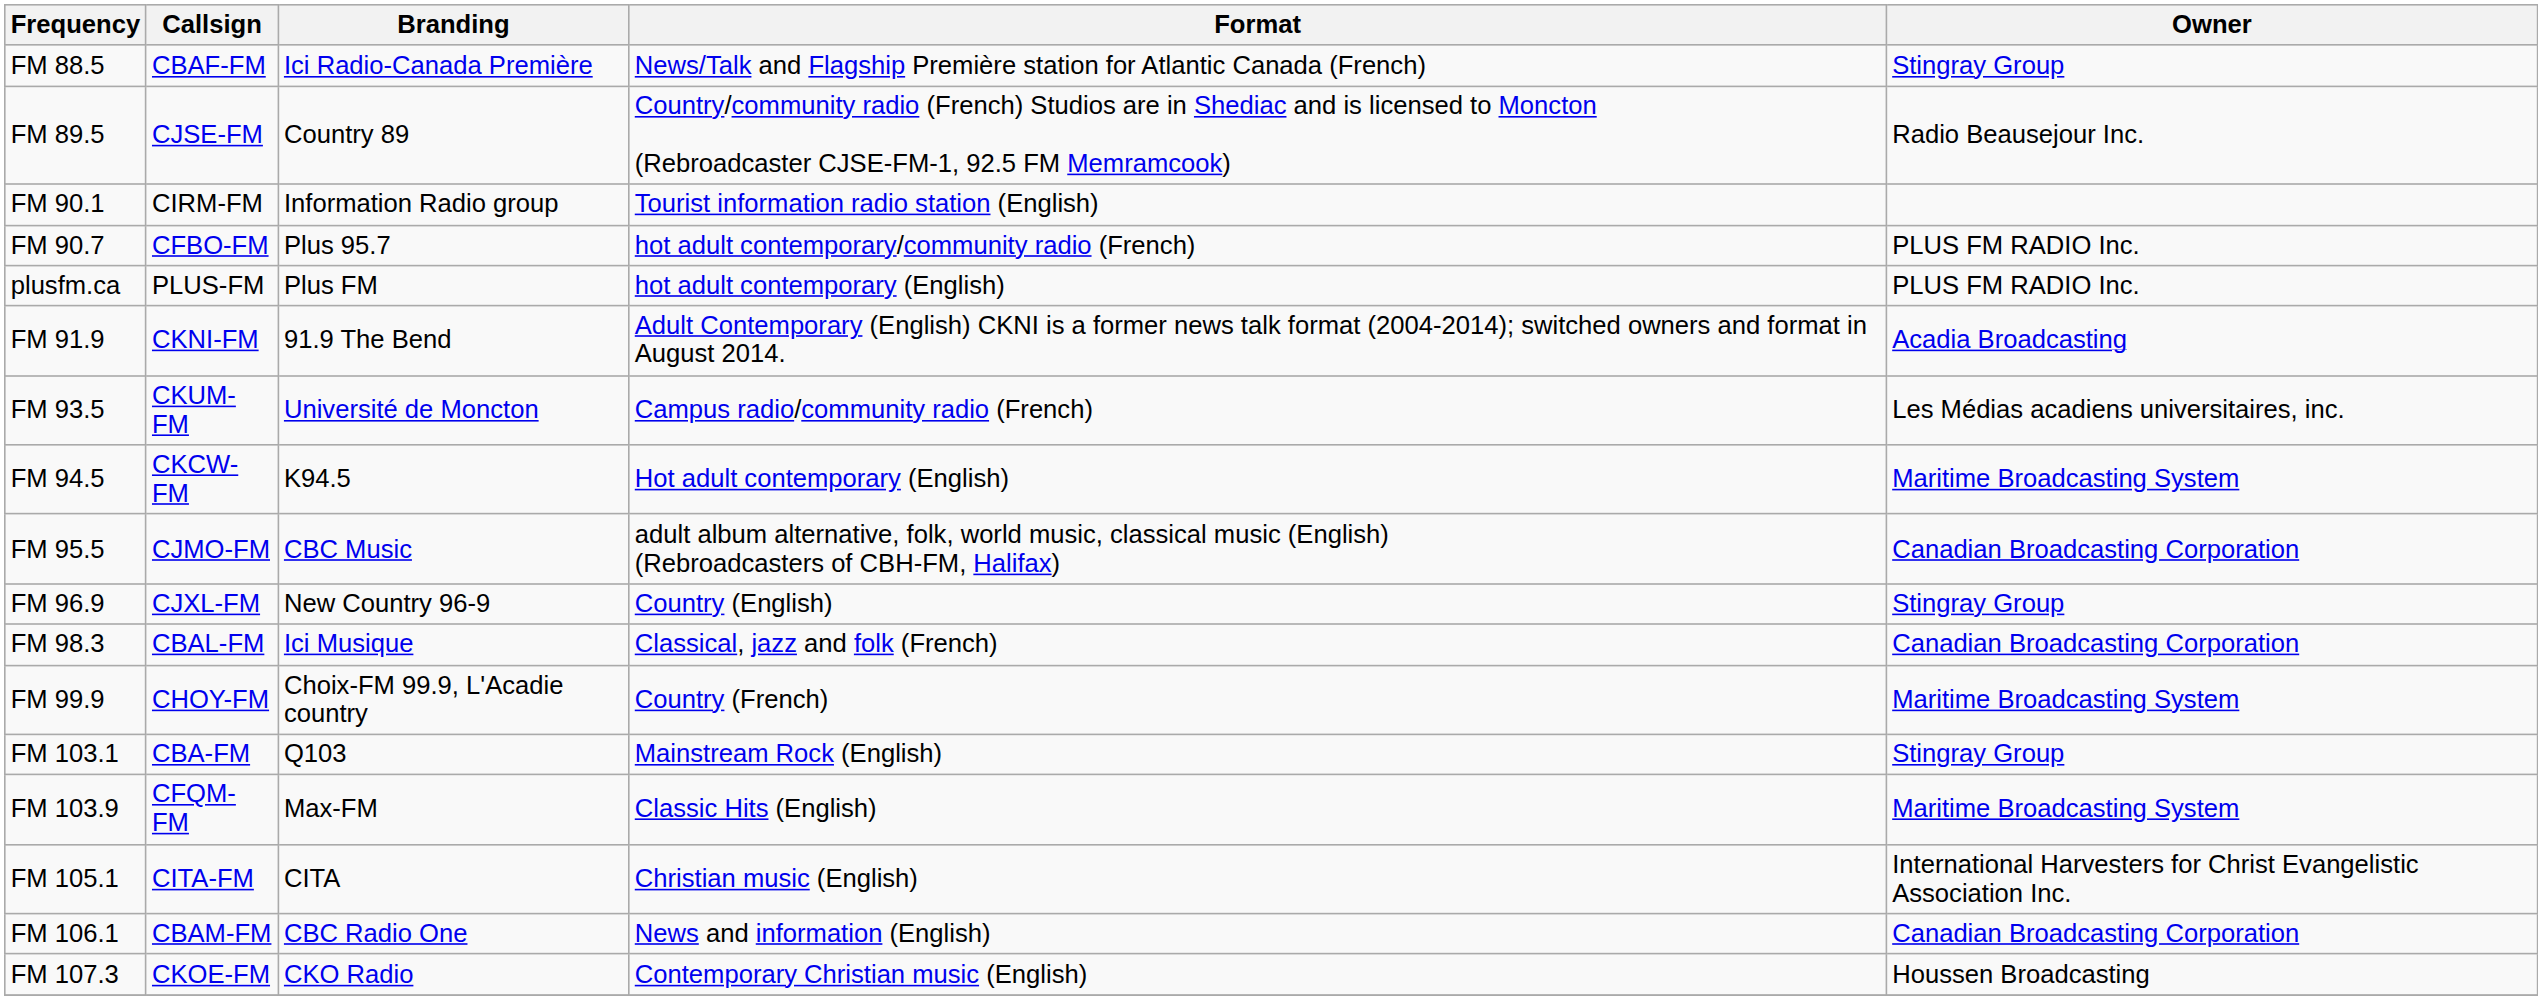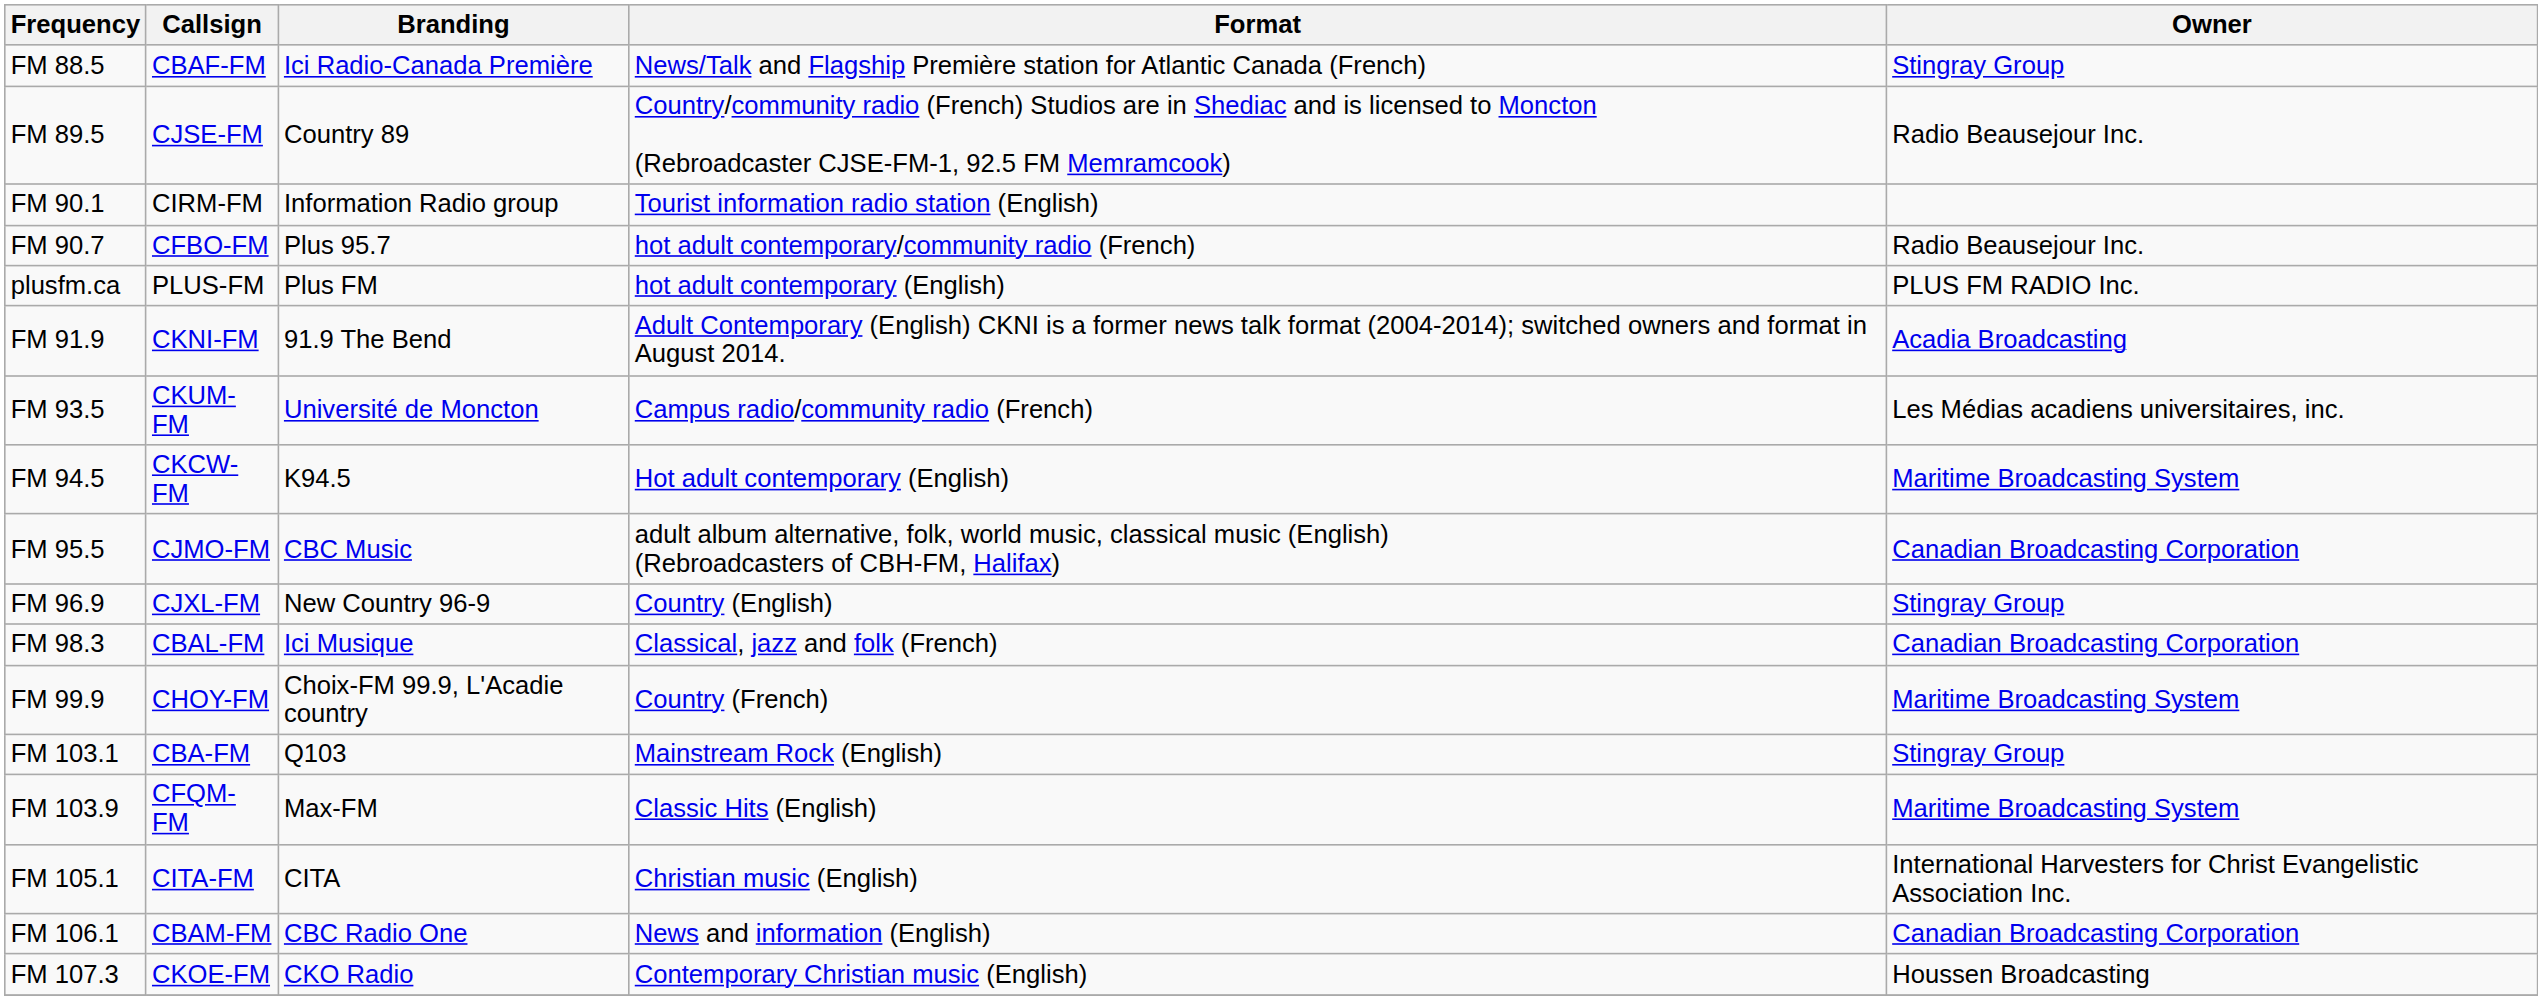(2016, 244) PLUS FM RADIO Inc. -> (2018, 244) Radio Beausejour Inc.
